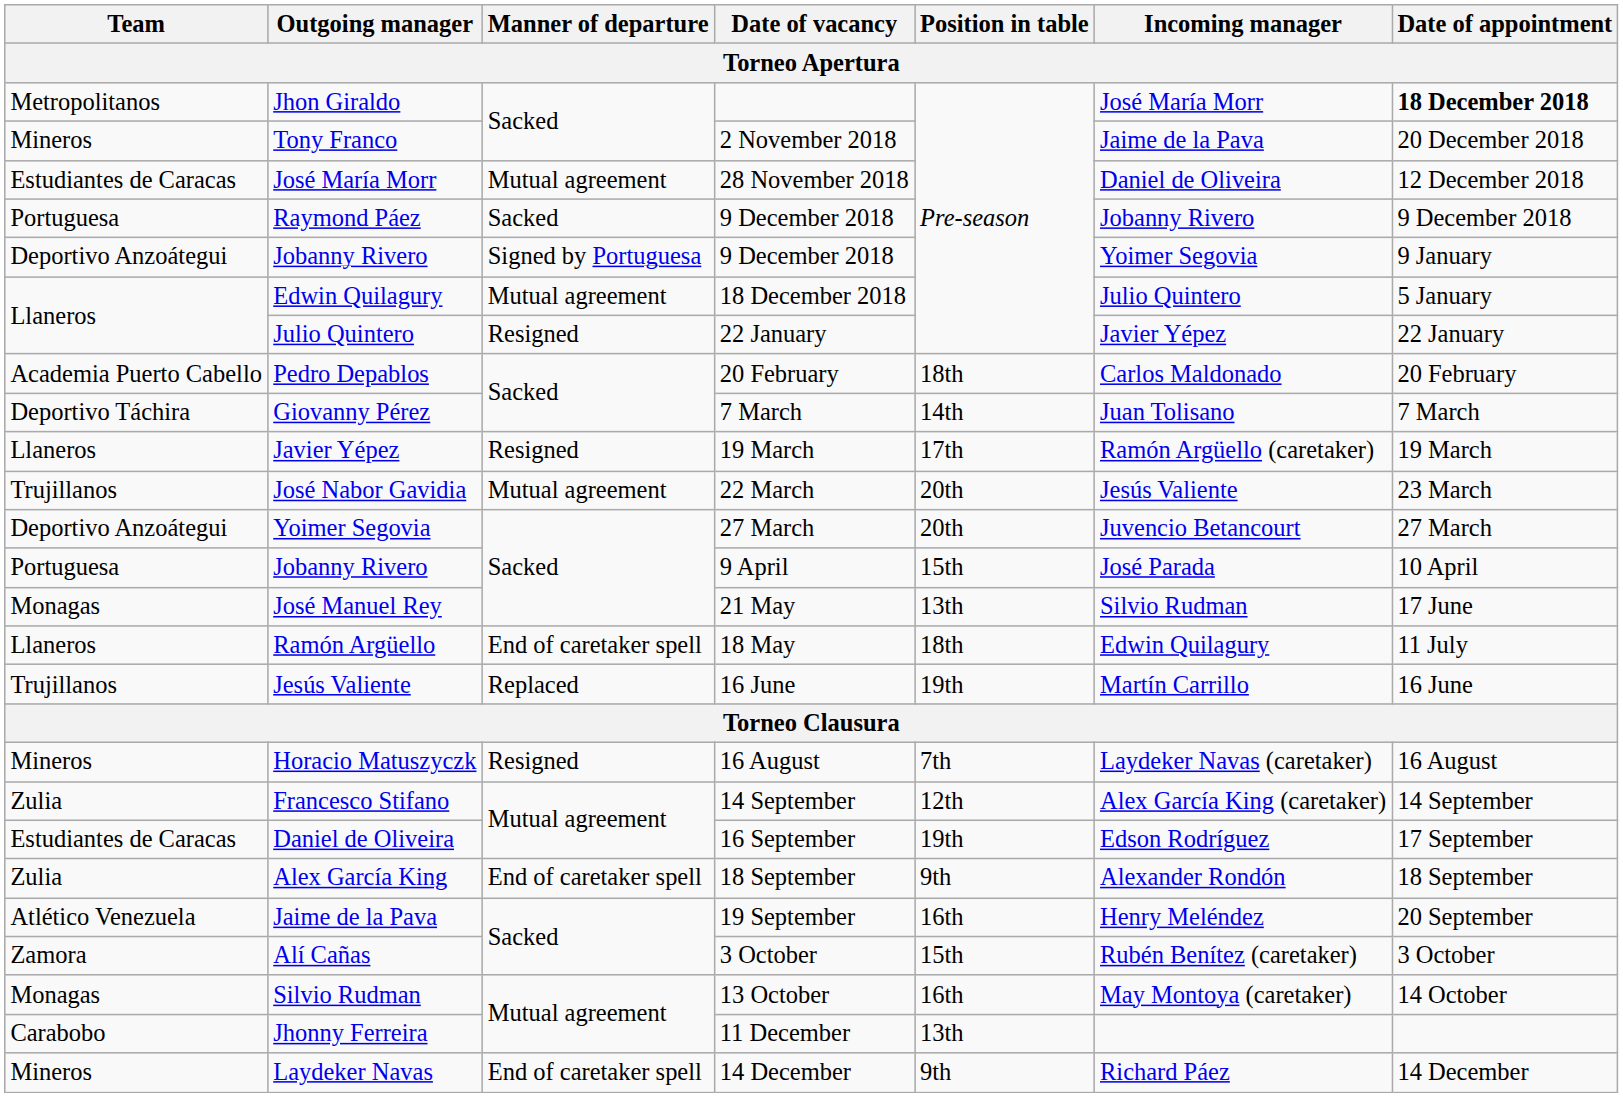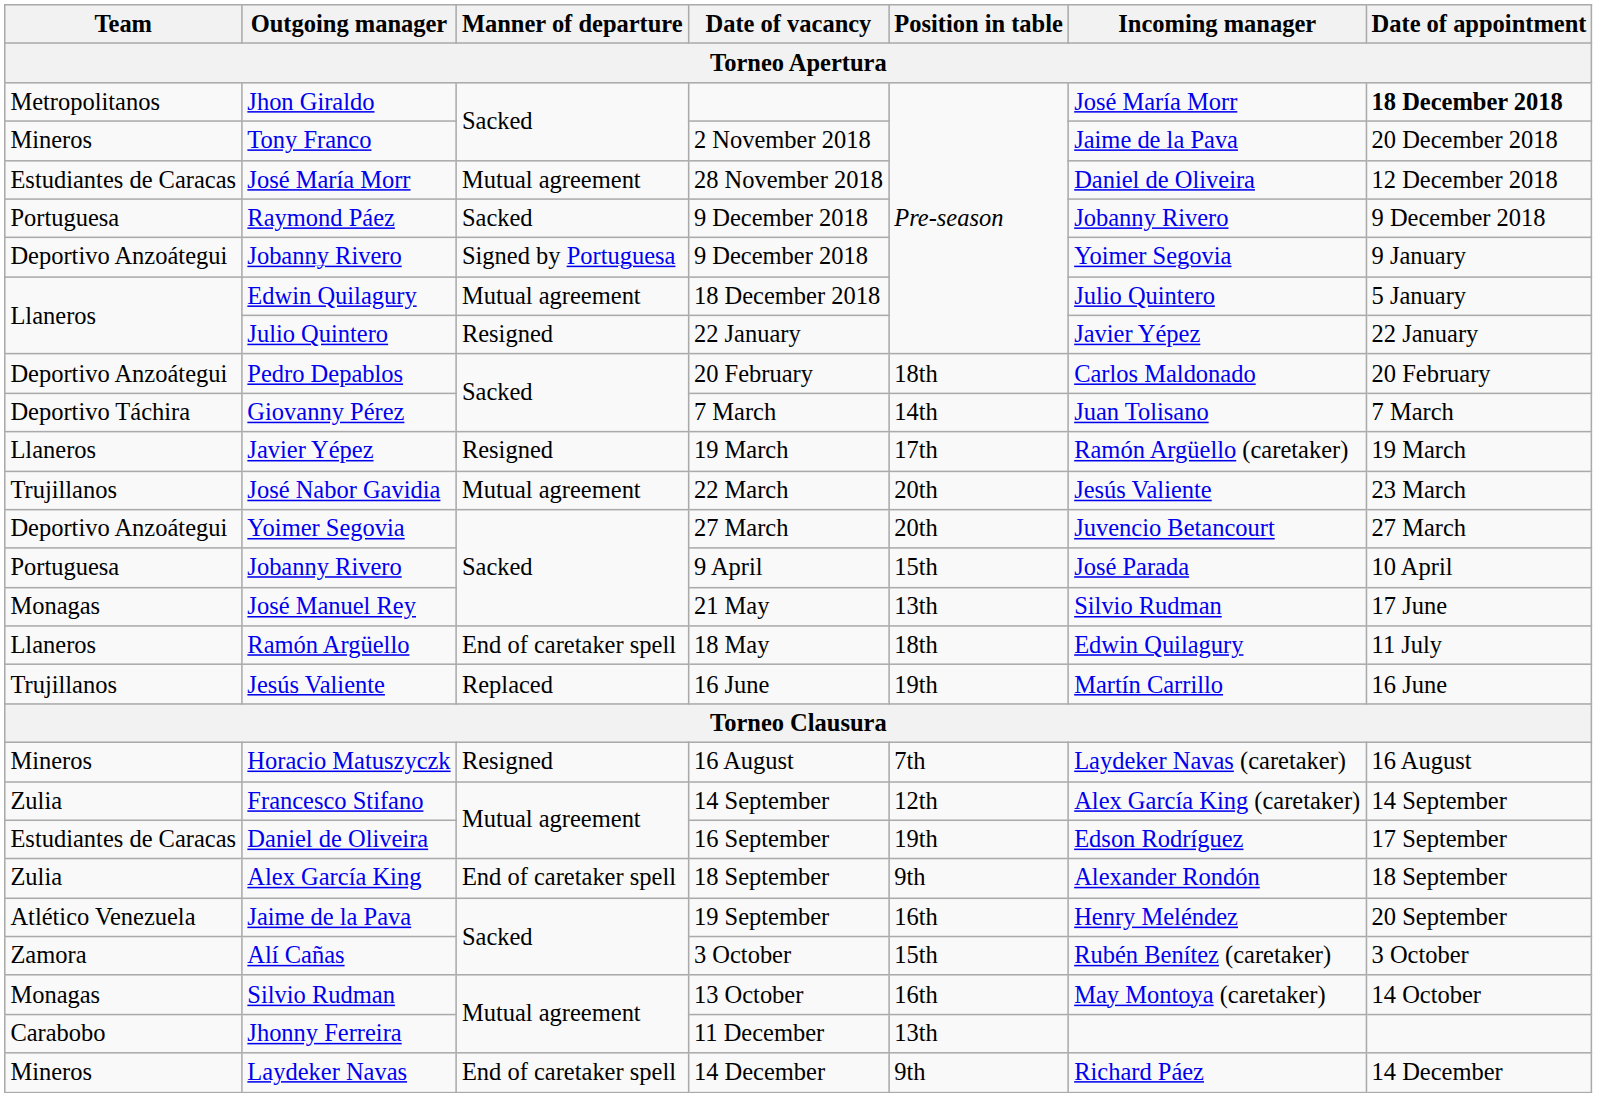(136, 373) Academia Puerto Cabello -> (119, 373) Deportivo Anzoátegui
